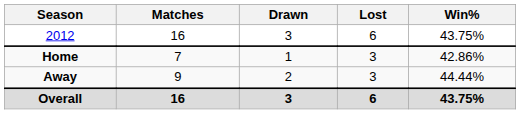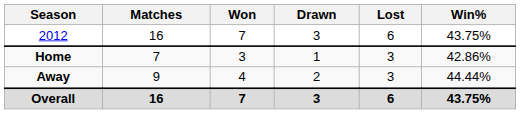+ column: (242, 14)
